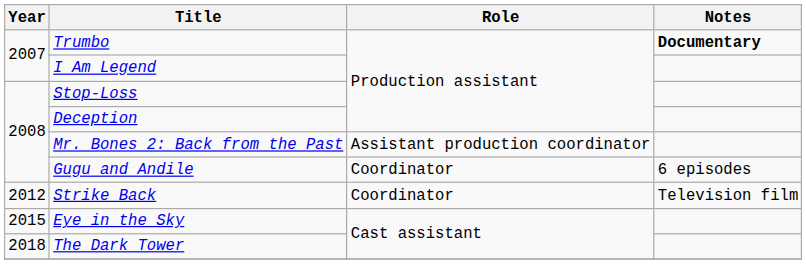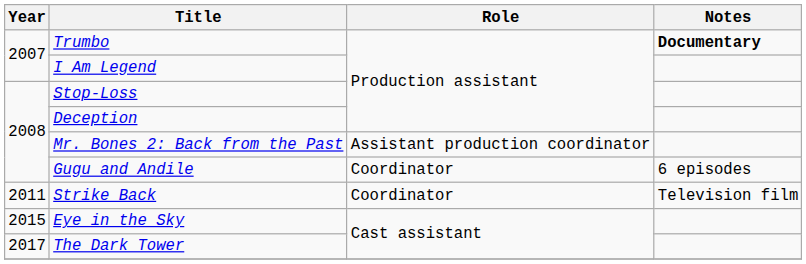(27, 195) 2012 -> (27, 195) 2011
(27, 246) 2018 -> (27, 246) 2017
